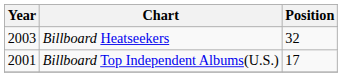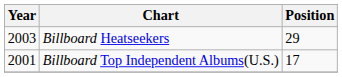(292, 38) 32 -> (292, 38) 29
